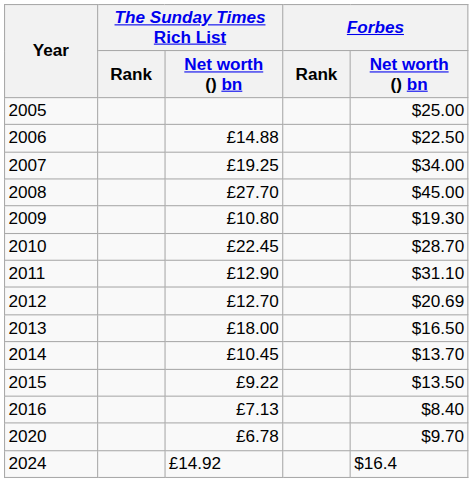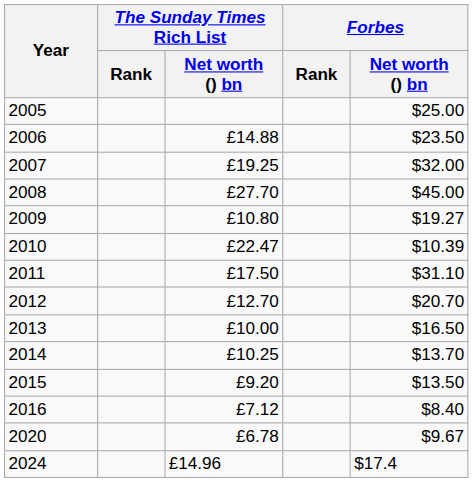(438, 138) $22.50 -> (438, 138) $23.50
(438, 165) $34.00 -> (438, 165) $32.00
(438, 219) $19.30 -> (438, 219) $19.27
(253, 246) £22.45 -> (253, 246) £22.47
(438, 246) $28.70 -> (438, 246) $10.39
(253, 273) £12.90 -> (253, 273) £17.50
(438, 300) $20.69 -> (438, 300) $20.70
(253, 328) £18.00 -> (253, 328) £10.00
(253, 355) £10.45 -> (253, 355) £10.25
(257, 382) £9.22 -> (257, 382) £9.20
(257, 409) £7.13 -> (257, 409) £7.12
(443, 436) $9.70 -> (443, 436) $9.67
(195, 463) £14.92 -> (195, 463) £14.96
(376, 463) $16.4 -> (376, 463) $17.4
